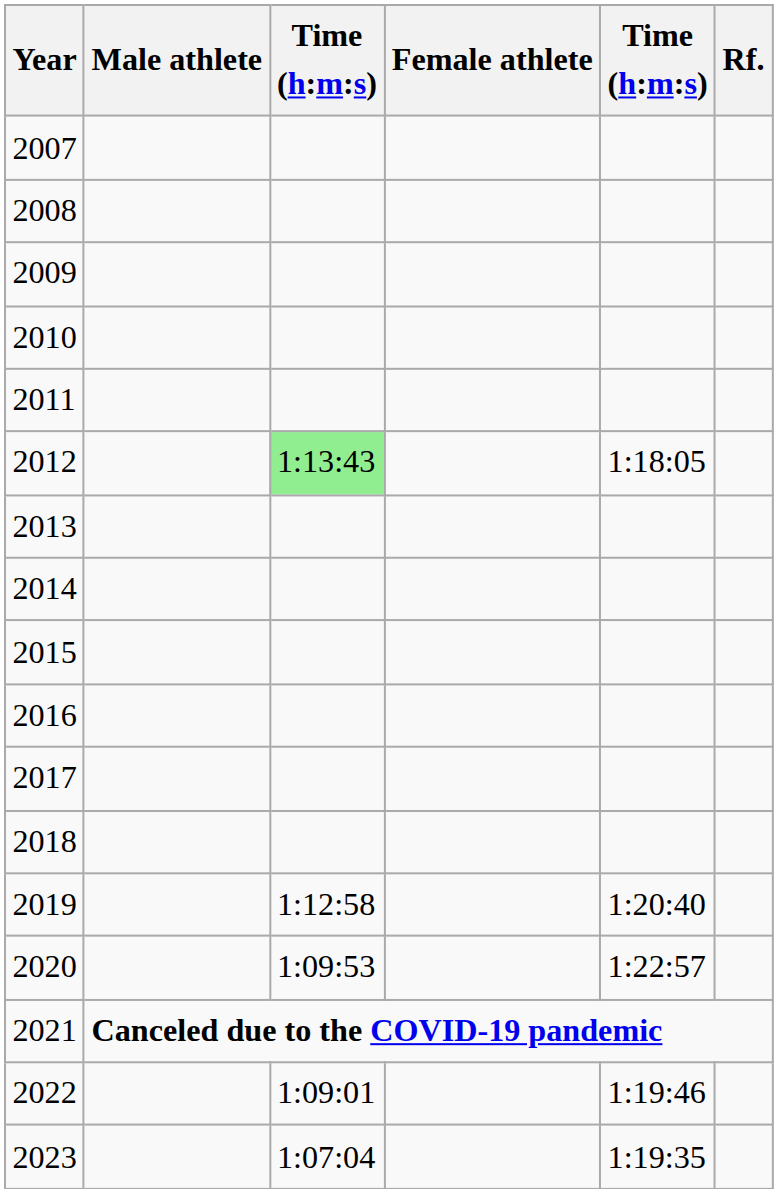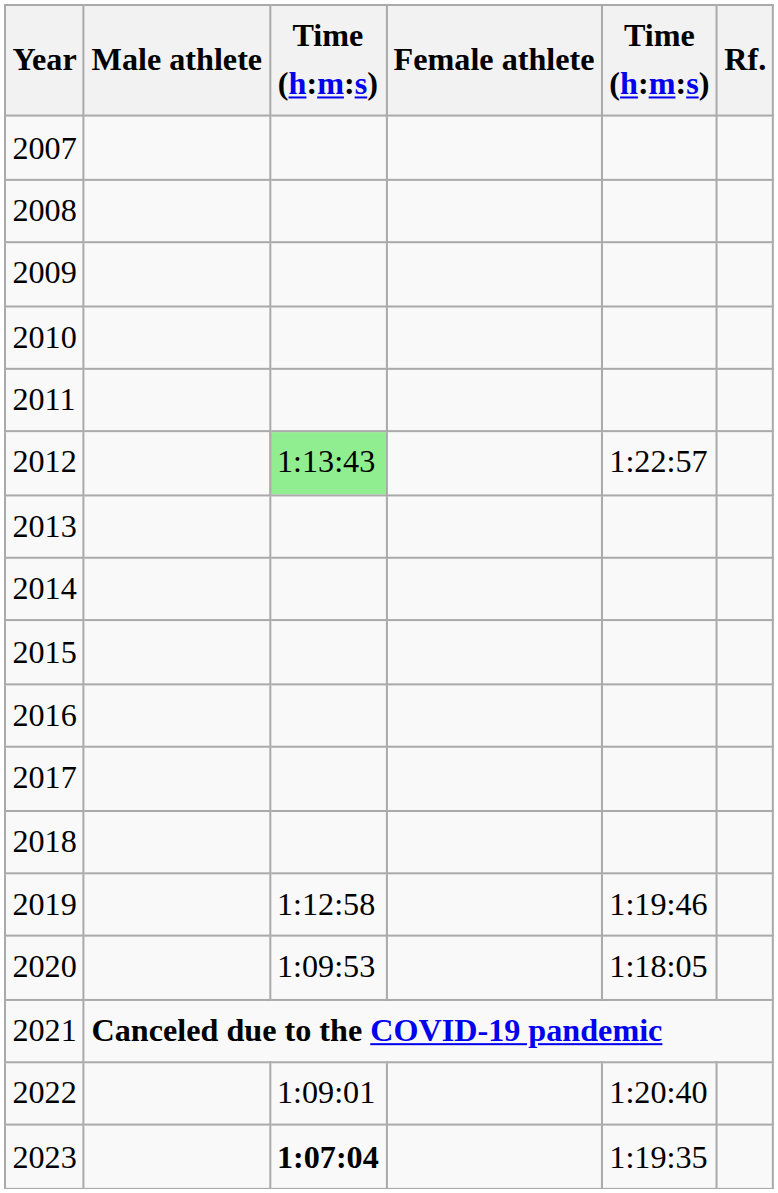(657, 462) 1:18:05 -> (658, 462) 1:22:57
(657, 904) 1:20:40 -> (658, 904) 1:19:46
(657, 967) 1:22:57 -> (658, 967) 1:18:05
(657, 1093) 1:19:46 -> (658, 1093) 1:20:40
(326, 1156) normal -> (328, 1156) bold
